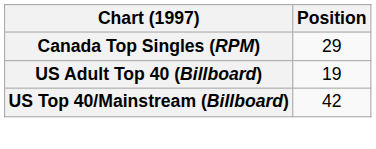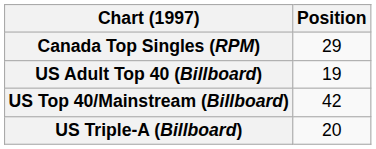+ row: (149, 130)
